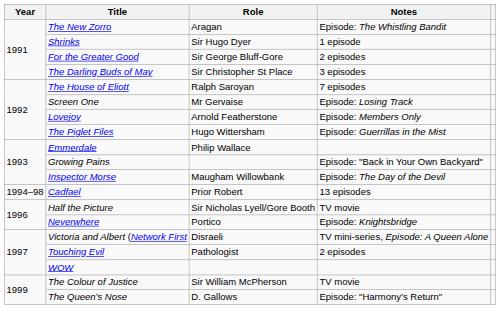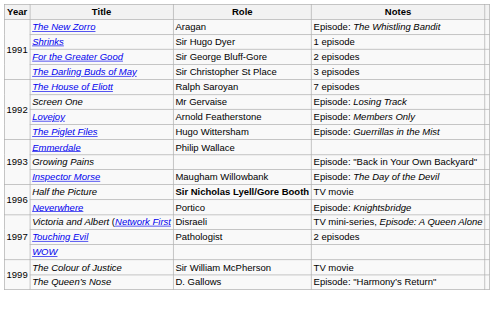- row: (64, 192)
(253, 207) normal -> (242, 192) bold
